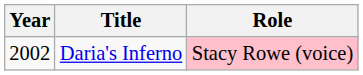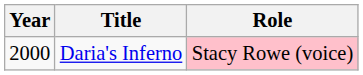(30, 53) 2002 -> (30, 53) 2000
